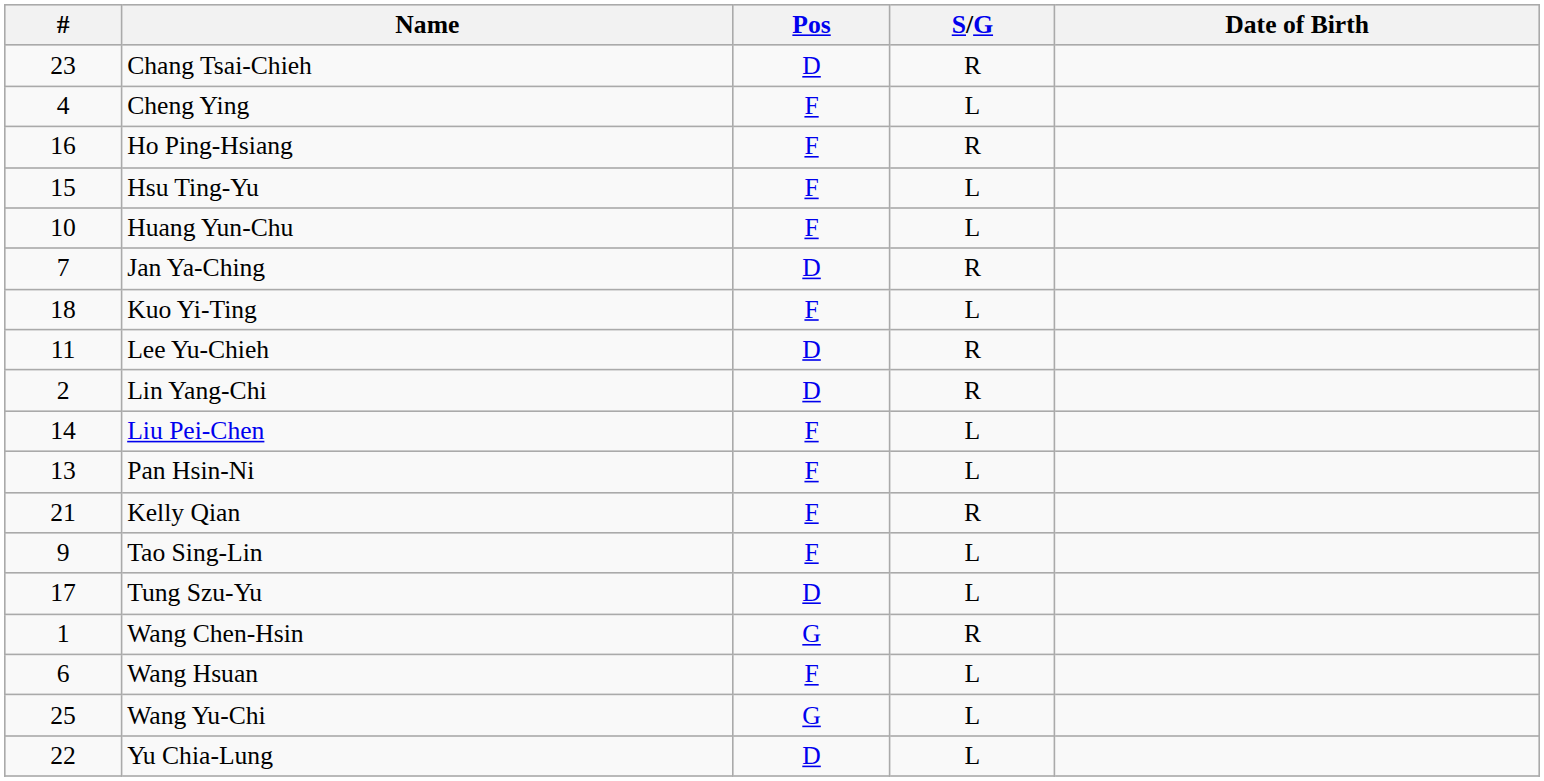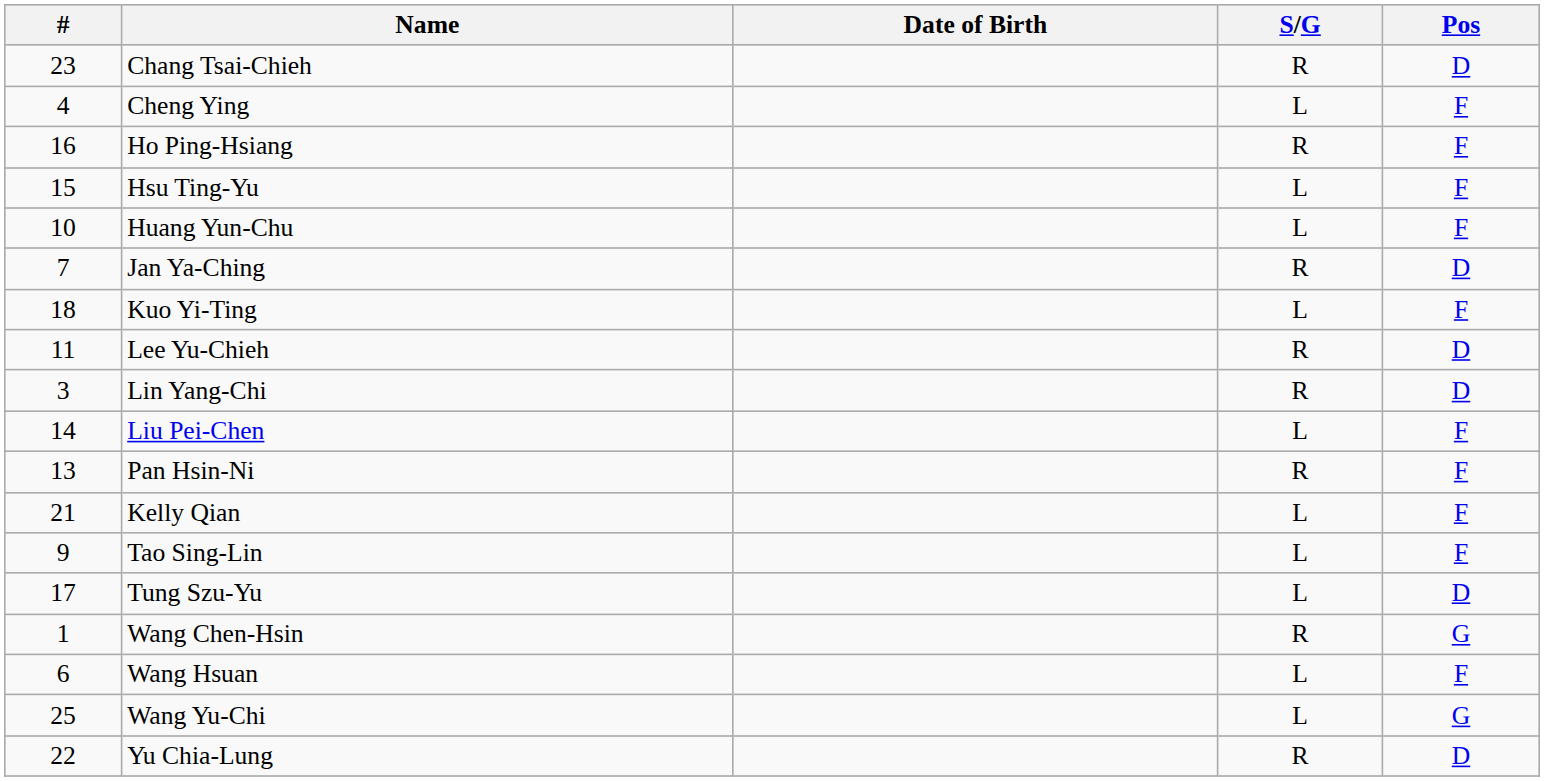columns swapped: (812, 24) <-> (1297, 24)
(63, 390) 2 -> (63, 390) 3
(972, 471) L -> (1300, 471) R
(972, 512) R -> (1300, 512) L
(972, 755) L -> (1300, 755) R
